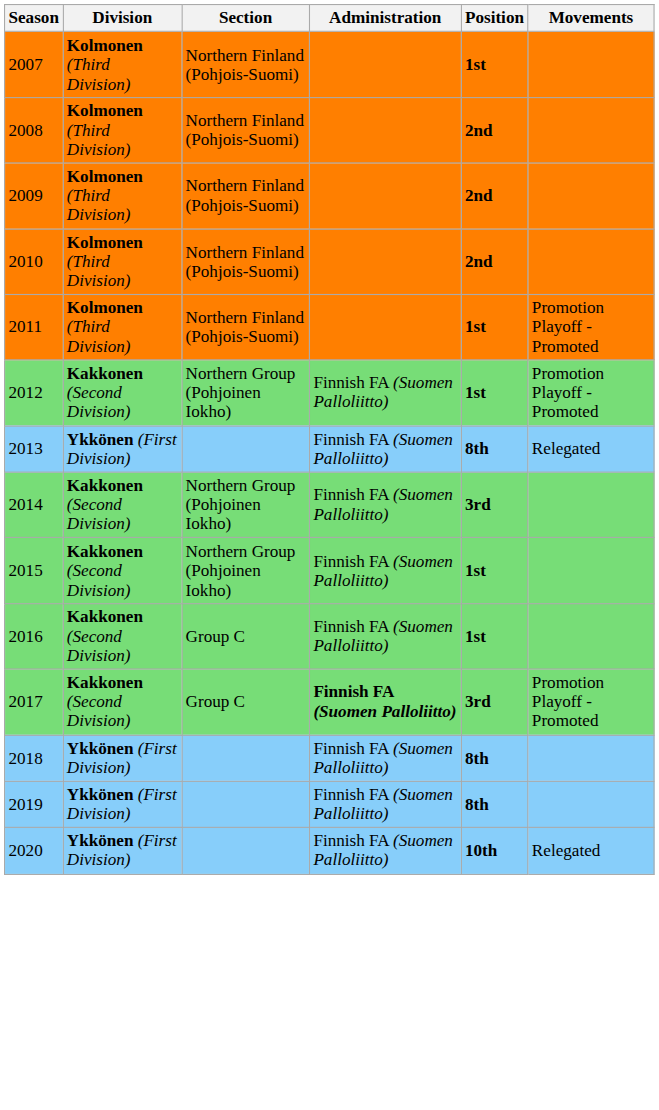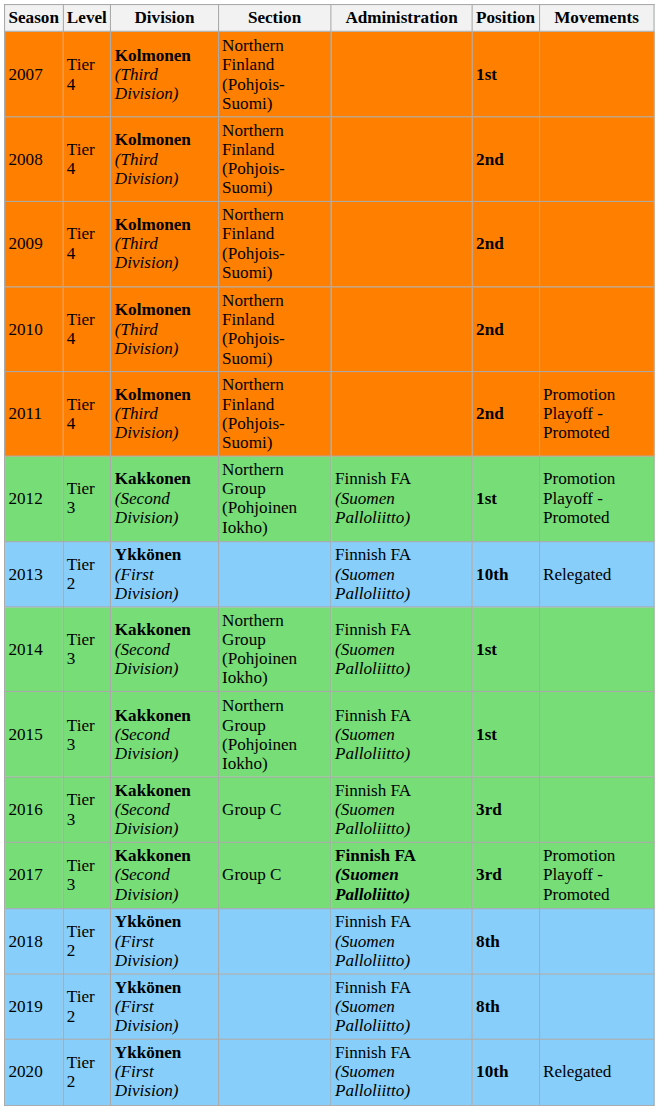+ column: (87, 18)
(475, 327) 1st -> (490, 413) 2nd
(477, 448) 8th -> (492, 574) 10th
(478, 504) 3rd -> (487, 649) 1st
(475, 636) 1st -> (489, 809) 3rd
